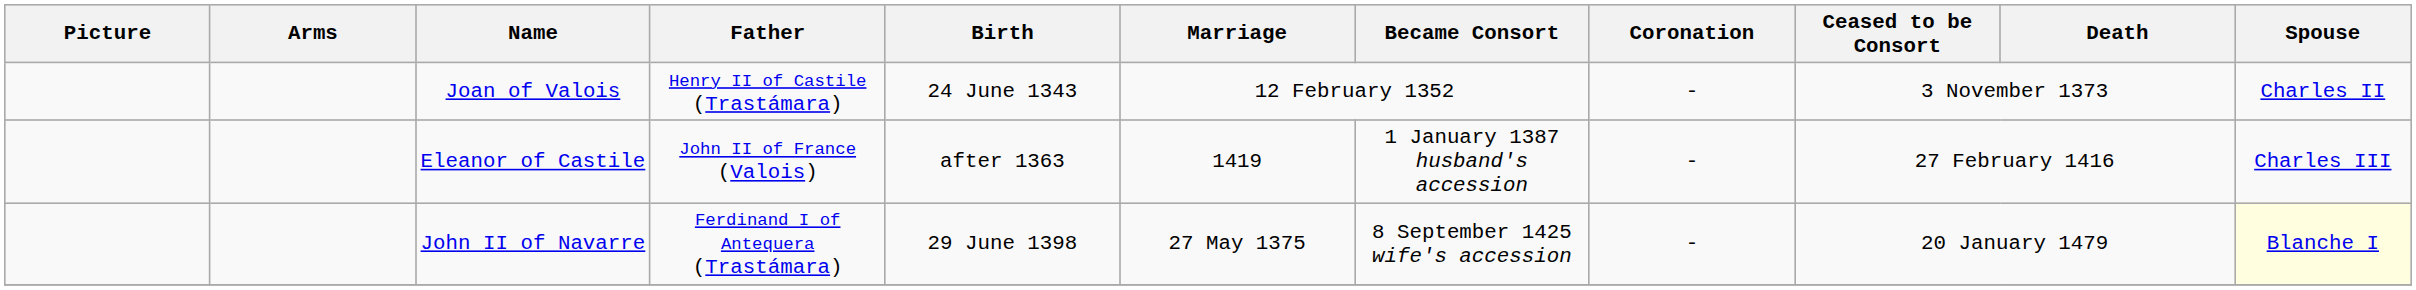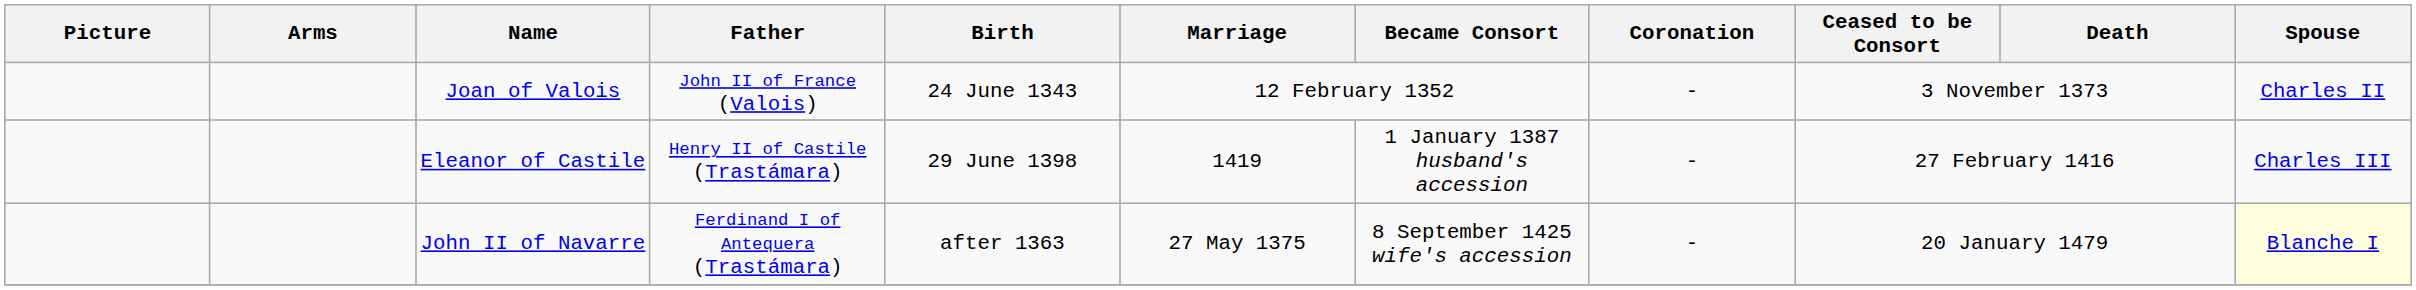(768, 93) Henry II of Castile (Trastámara) -> (768, 93) John II of France (Valois)
(768, 163) John II of France (Valois) -> (768, 163) Henry II of Castile (Trastámara)
(1002, 162) after 1363 -> (1002, 162) 29 June 1398
(1002, 243) 29 June 1398 -> (1002, 243) after 1363
